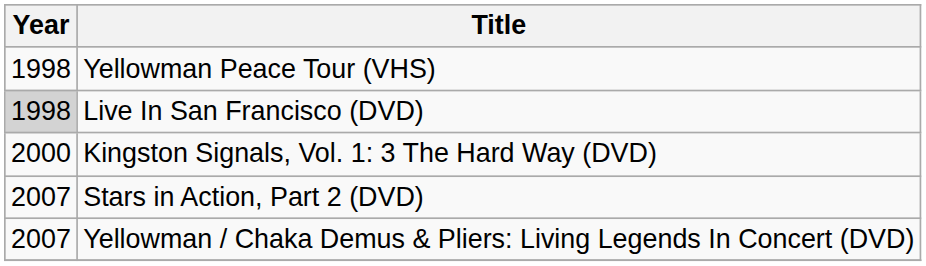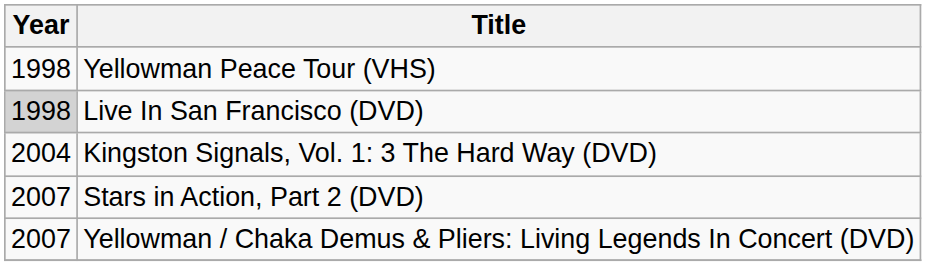(41, 153) 2000 -> (41, 153) 2004
